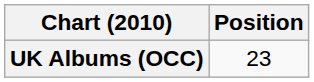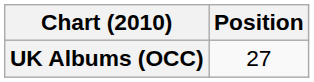(259, 58) 23 -> (259, 58) 27
